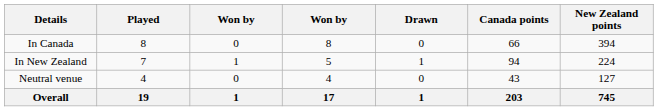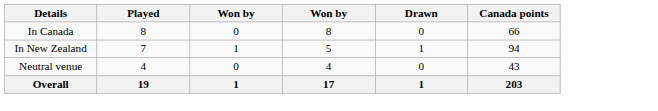- column: (607, 19)
